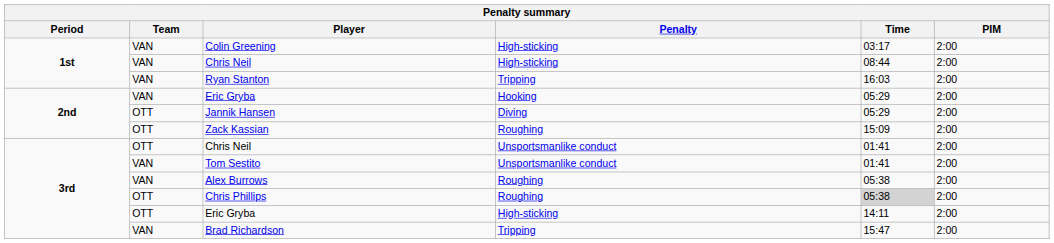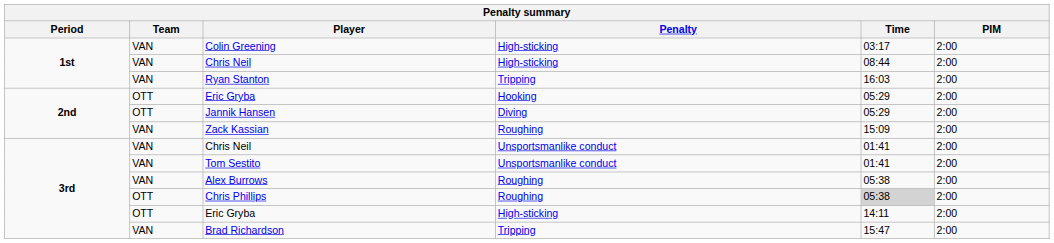(143, 96) VAN -> (143, 96) OTT
(143, 130) OTT -> (143, 130) VAN
(143, 146) OTT -> (143, 146) VAN
